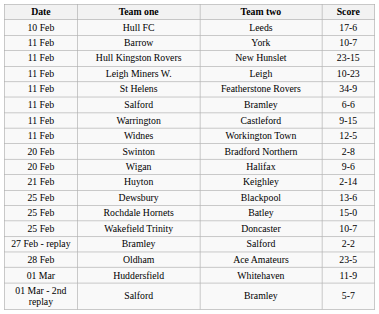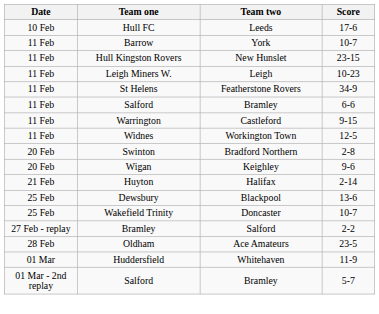(261, 167) Halifax -> (261, 167) Keighley
(261, 182) Keighley -> (261, 182) Halifax
- row: (139, 213)
